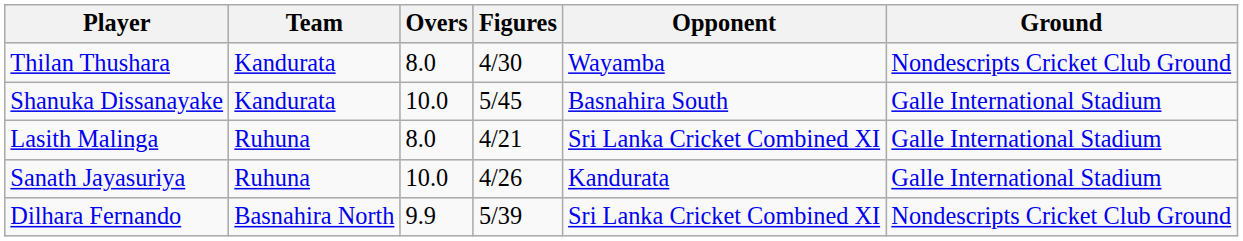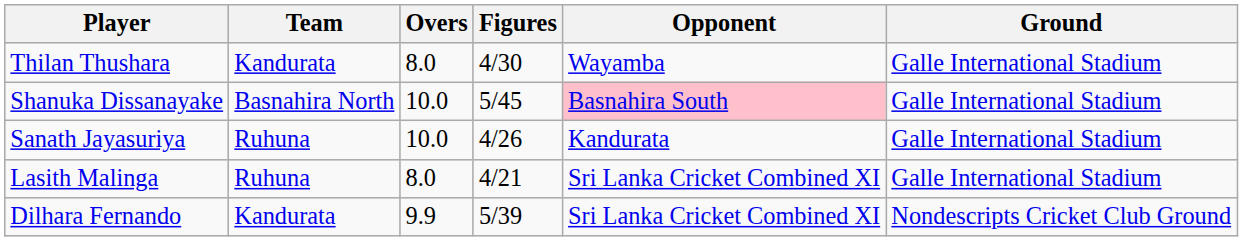(1061, 62) Nondescripts Cricket Club Ground -> (1026, 62) Galle International Stadium
(285, 100) Kandurata -> (314, 100) Basnahira North
(648, 100) no background -> (648, 100) pink background
rows swapped: (84, 139) <-> (98, 178)
(314, 216) Basnahira North -> (285, 216) Kandurata
